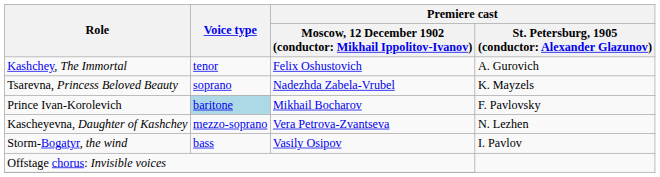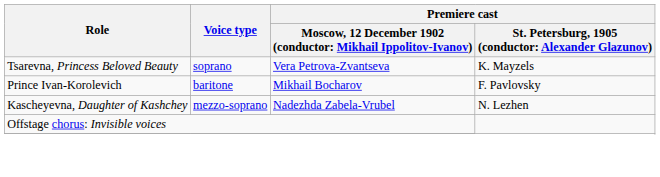- row: (67, 66)
(334, 85) Nadezhda Zabela-Vrubel -> (331, 66) Vera Petrova-Zvantseva
(213, 104) lightblue background -> (213, 85) no background
(331, 124) Vera Petrova-Zvantseva -> (334, 104) Nadezhda Zabela-Vrubel
- row: (67, 143)
